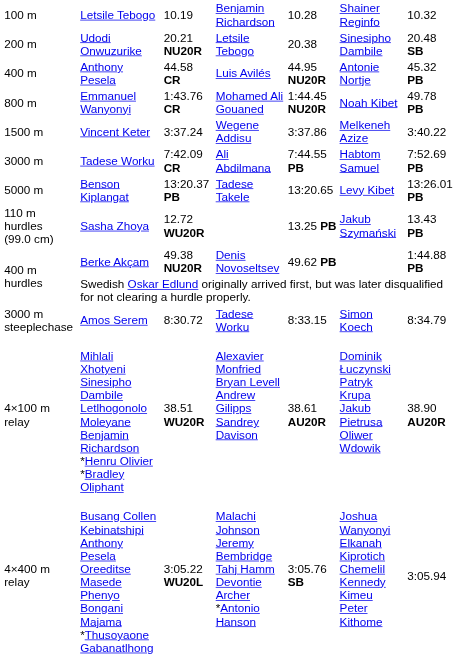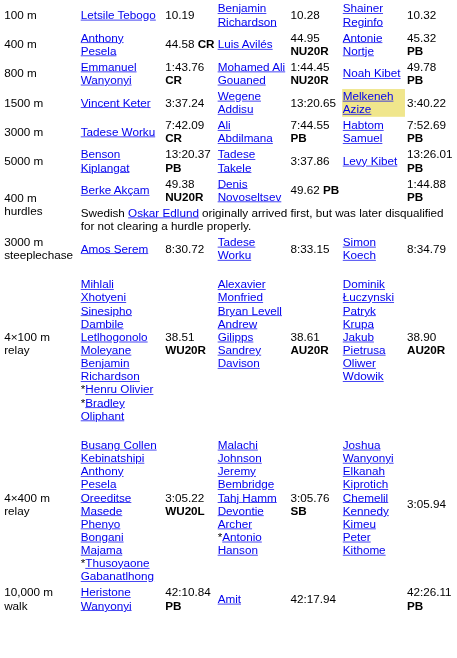- row: (111, 44)
(307, 132) 3:37.86 -> (313, 103) 13:20.65
(365, 132) no background -> (368, 103) khaki background
(310, 190) 13:20.65 -> (310, 161) 3:37.86
- row: (115, 226)
+ row: (106, 599)
